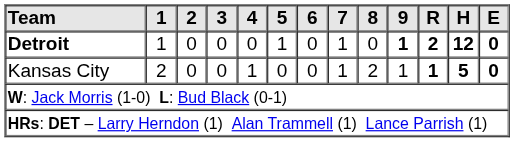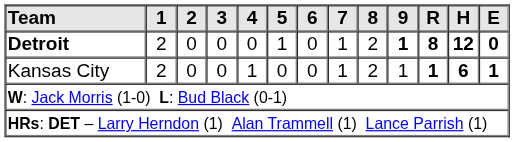(161, 44) 1 -> (161, 44) 2
(373, 44) 0 -> (373, 44) 2
(433, 44) 2 -> (433, 44) 8
(463, 70) 5 -> (463, 70) 6
(494, 70) 0 -> (494, 70) 1
